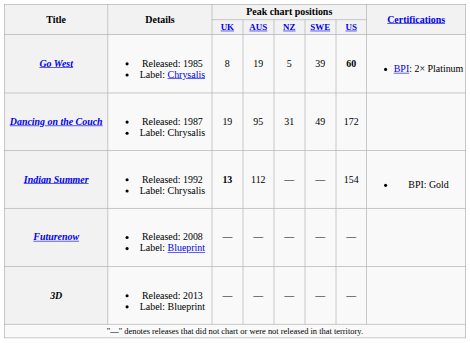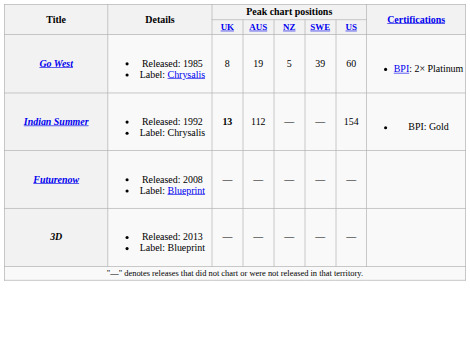(351, 63) bold -> (351, 63) normal
- row: (56, 121)
